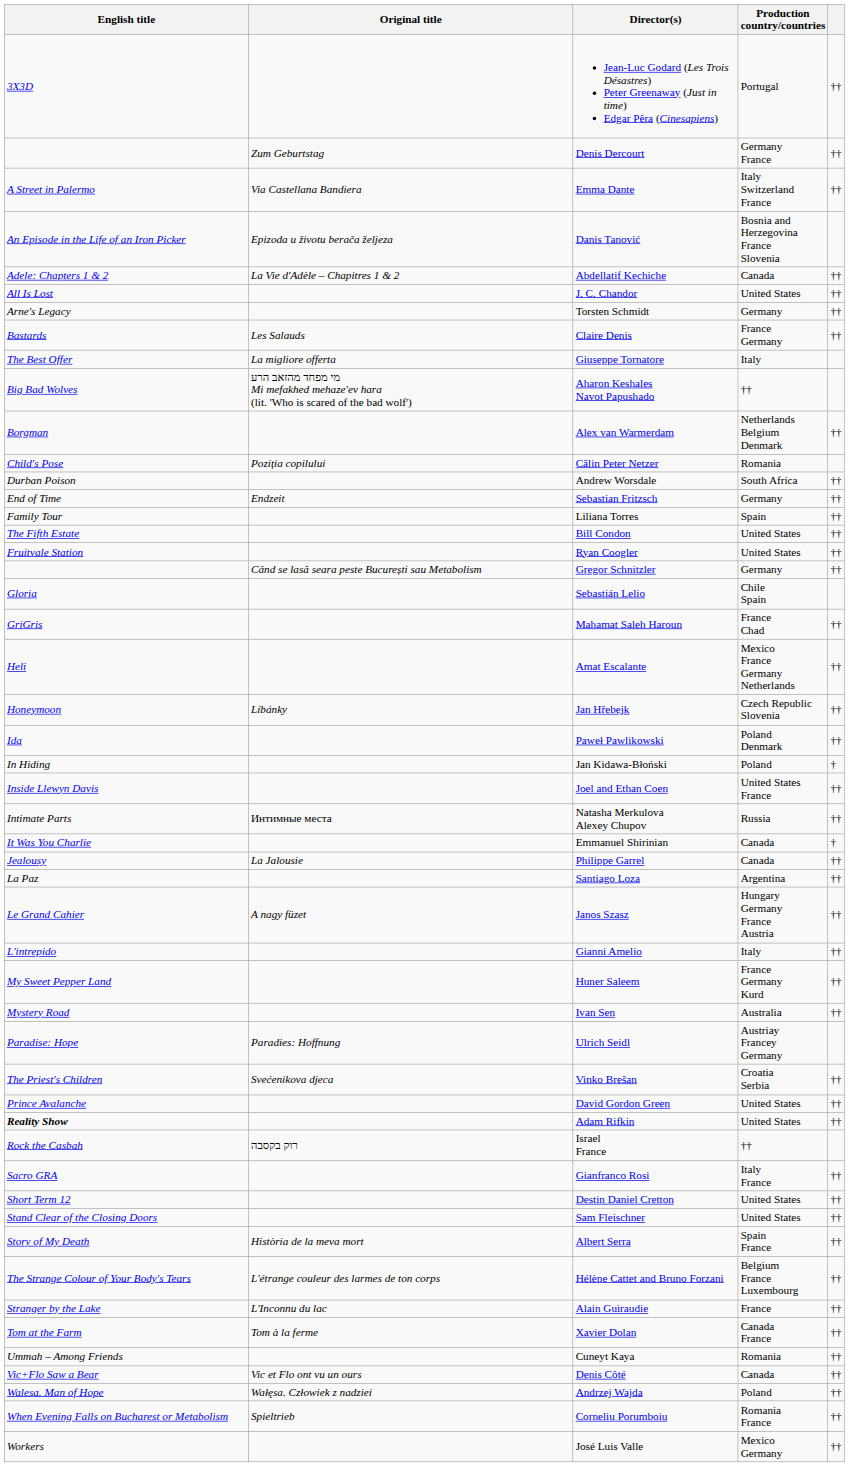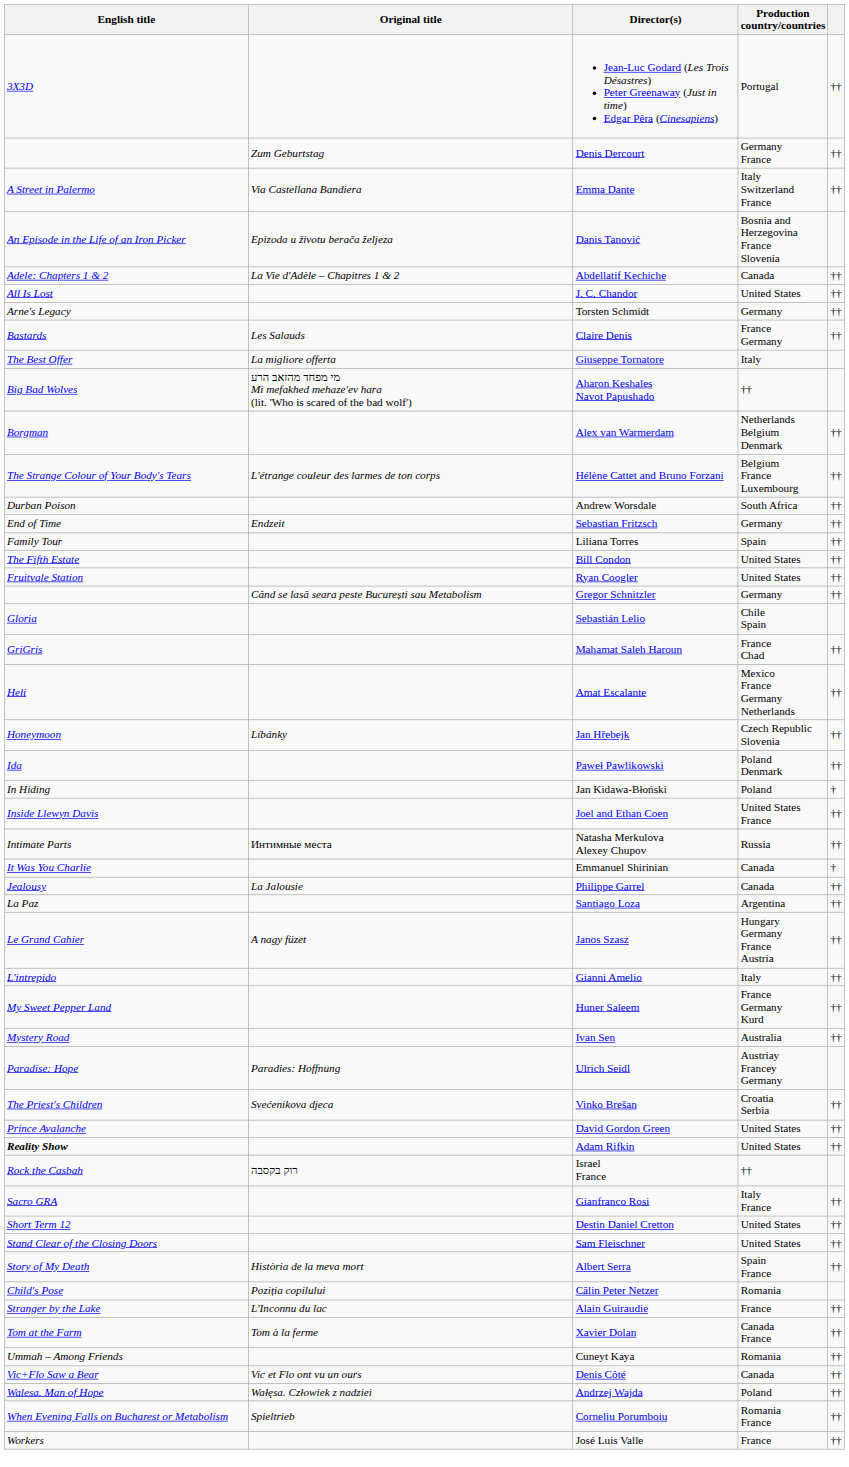rows swapped: (617, 463) <-> (650, 1278)
(761, 1446) Mexico Germany -> (756, 1440) France
